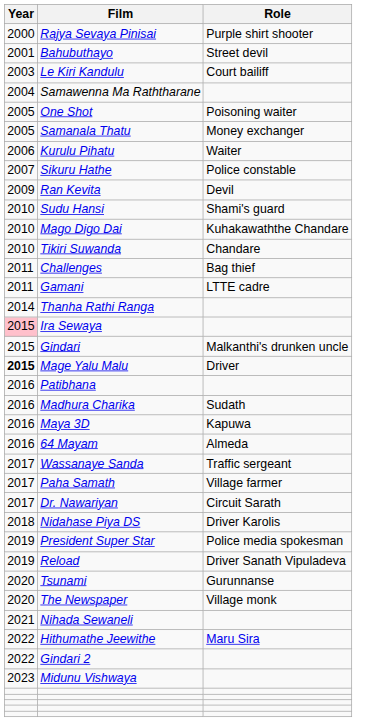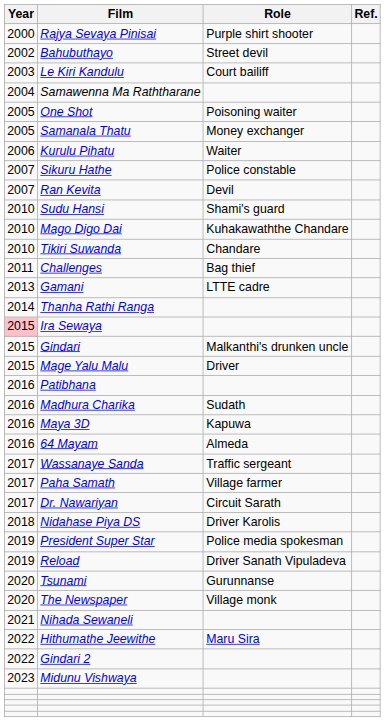+ column: (366, 14)
(21, 53) 2001 -> (21, 53) 2002
(21, 190) 2009 -> (21, 190) 2007
(20, 287) 2011 -> (21, 287) 2013
(21, 365) bold -> (21, 365) normal
